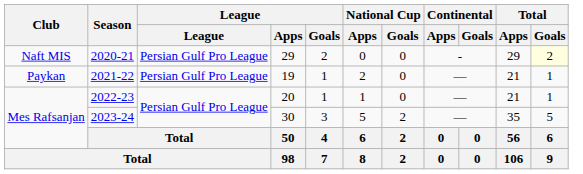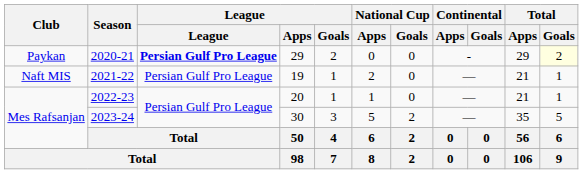(46, 55) Naft MIS -> (46, 55) Paykan
(204, 55) normal -> (208, 55) bold
(46, 76) Paykan -> (46, 76) Naft MIS
